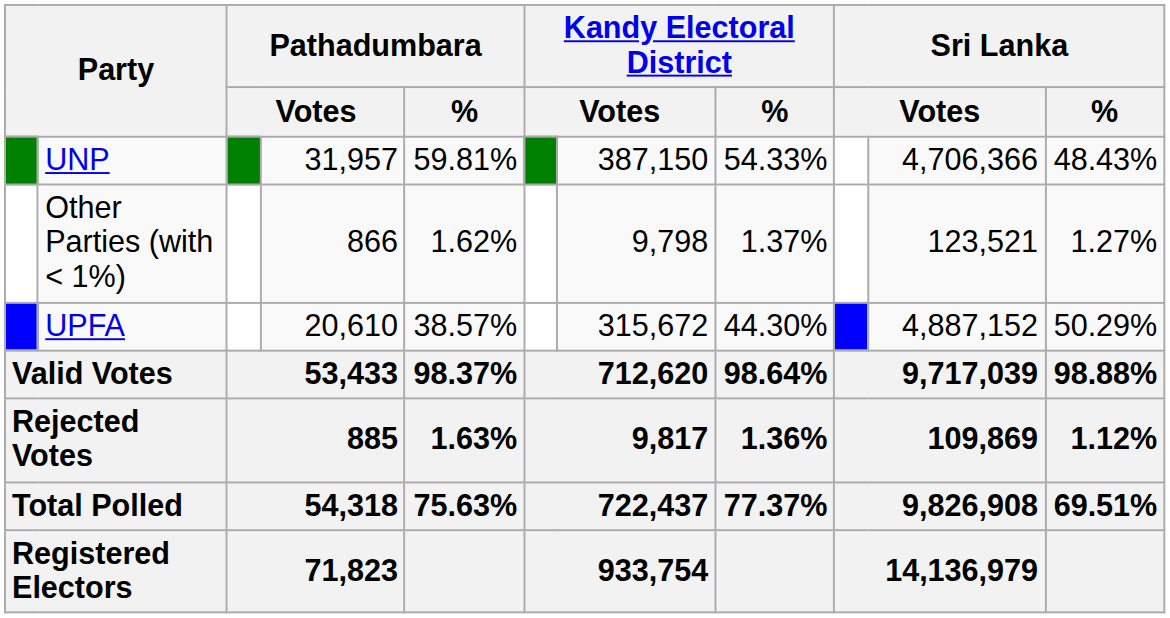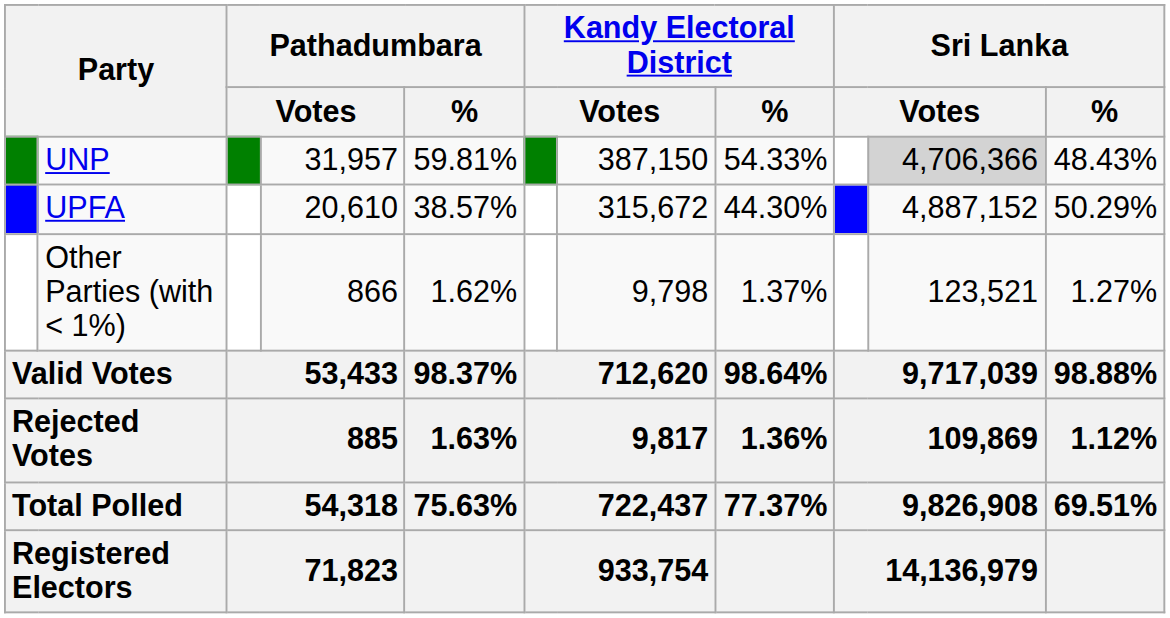(970, 160) no background -> (970, 160) lightgrey background
rows swapped: (85, 325) <-> (129, 242)
